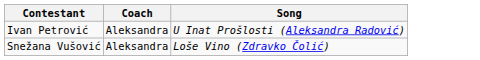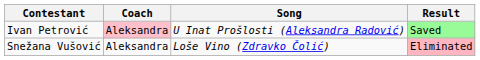+ column: (441, 13)
(137, 30) no background -> (137, 30) pink background
